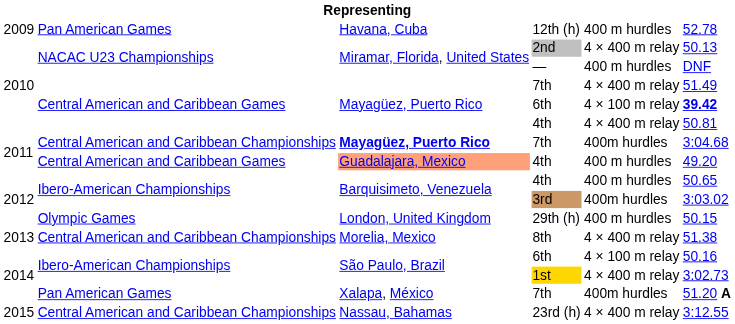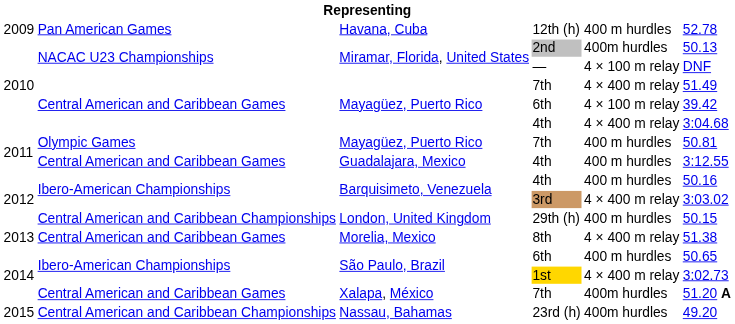(632, 48) 4 × 400 m relay -> (626, 48) 400m hurdles
(628, 67) 400 m hurdles -> (632, 67) 4 × 100 m relay
(700, 104) bold -> (700, 104) normal
(700, 123) 50.81 -> (706, 123) 3:04.68
(187, 142) Central American and Caribbean Championships -> (87, 142) Olympic Games
(415, 142) bold -> (411, 142) normal
(626, 142) 400m hurdles -> (628, 142) 400 m hurdles
(706, 142) 3:04.68 -> (700, 142) 50.81
(402, 161) lightsalmon background -> (402, 161) no background
(700, 161) 49.20 -> (706, 161) 3:12.55
(700, 180) 50.65 -> (700, 180) 50.16
(626, 199) 400m hurdles -> (632, 199) 4 × 400 m relay
(87, 218) Olympic Games -> (187, 218) Central American and Caribbean Championships
(187, 237) Central American and Caribbean Championships -> (162, 237) Central American and Caribbean Games
(632, 256) 4 × 100 m relay -> (628, 256) 400 m hurdles
(700, 256) 50.16 -> (700, 256) 50.65
(105, 294) Pan American Games -> (162, 294) Central American and Caribbean Games
(632, 313) 4 × 400 m relay -> (626, 313) 400m hurdles
(706, 313) 3:12.55 -> (700, 313) 49.20
